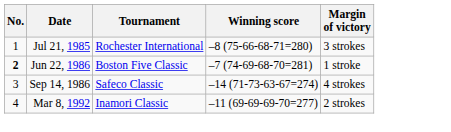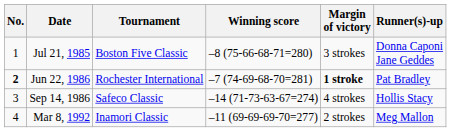+ column: (410, 21)
(149, 46) Rochester International -> (142, 53) Boston Five Classic
(142, 65) Boston Five Classic -> (149, 79) Rochester International
(342, 65) normal -> (343, 79) bold
